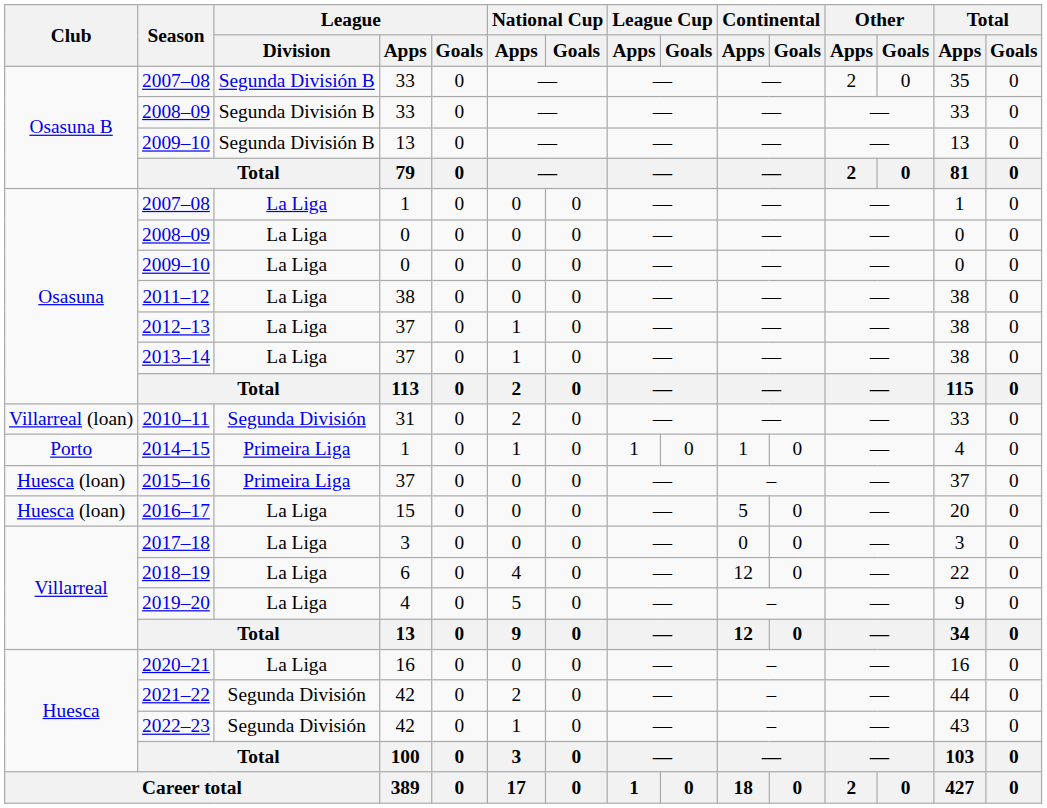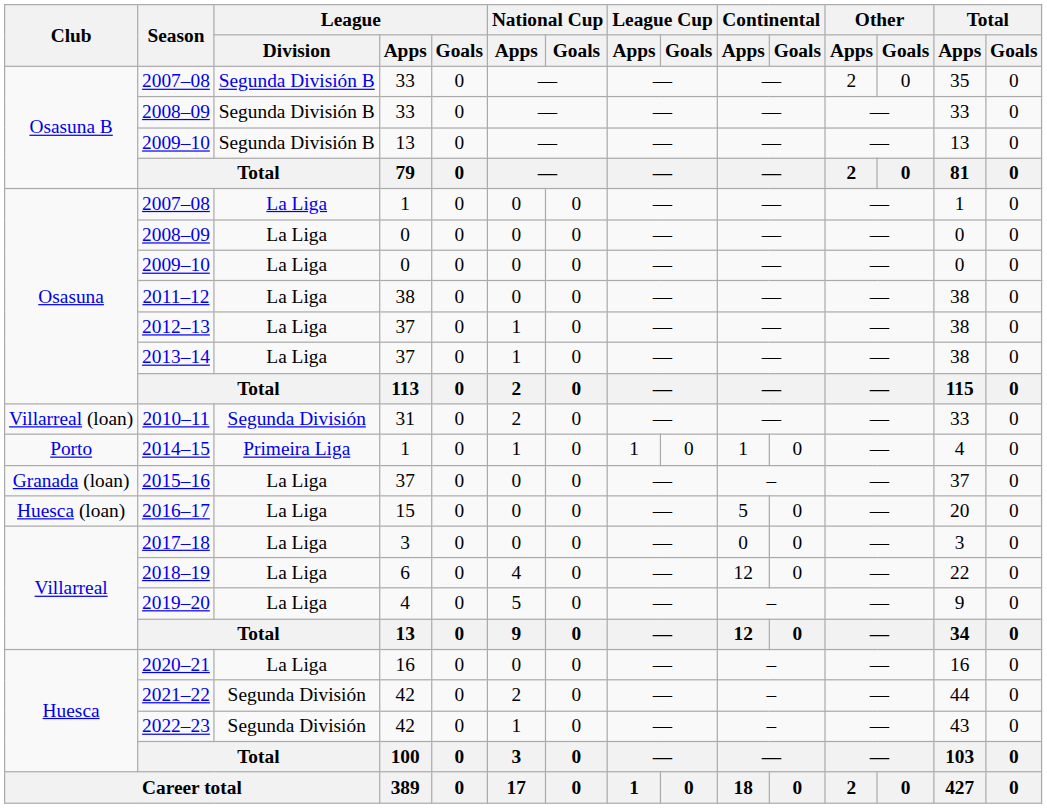(71, 480) Huesca (loan) -> (71, 480) Granada (loan)
(297, 480) Primeira Liga -> (297, 480) La Liga
